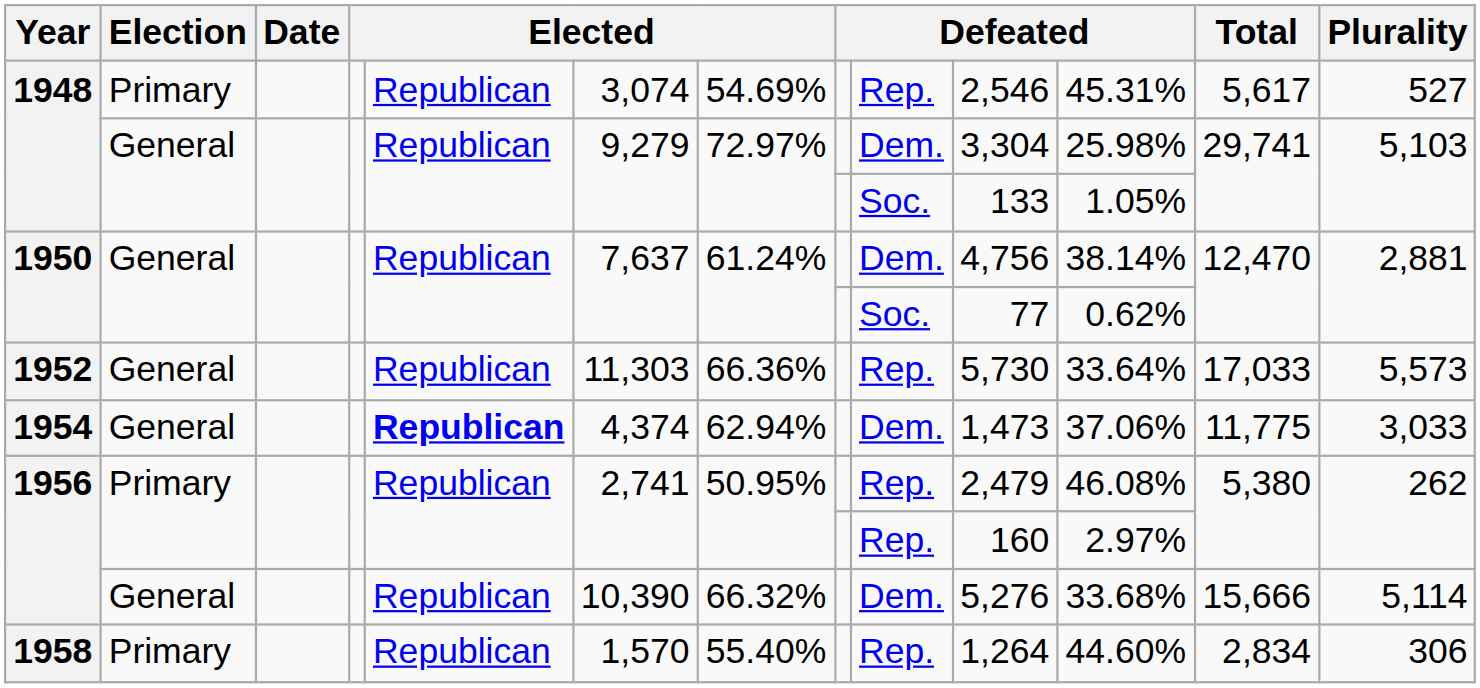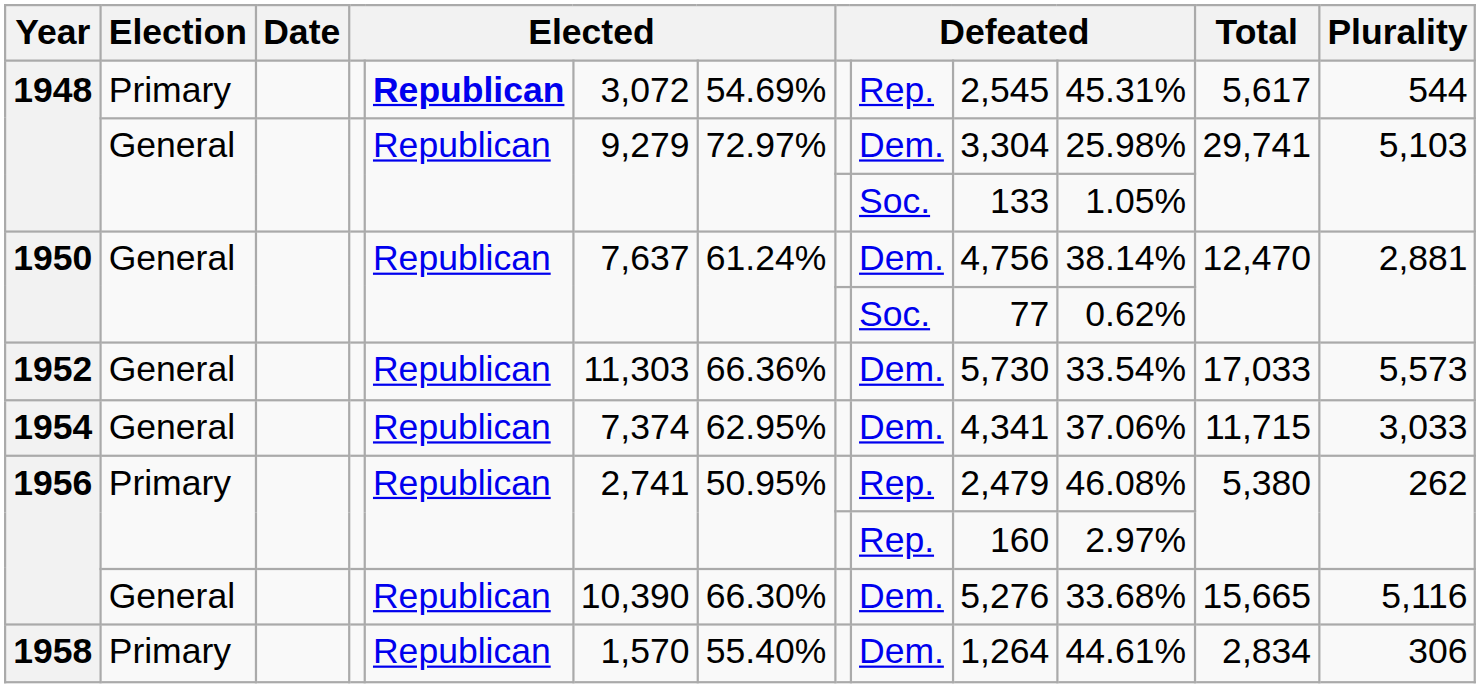(462, 88) normal -> (469, 88) bold
(645, 88) 3,074 -> (645, 88) 3,072
(1005, 88) 2,546 -> (1005, 88) 2,545
(1438, 88) 527 -> (1438, 88) 544
(897, 370) Rep. -> (901, 370) Dem.
(1126, 370) 33.64% -> (1126, 370) 33.54%
(469, 426) bold -> (462, 426) normal
(645, 426) 4,374 -> (645, 426) 7,374
(766, 426) 62.94% -> (766, 426) 62.95%
(1005, 426) 1,473 -> (1005, 426) 4,341
(1258, 426) 11,775 -> (1258, 426) 11,715
(766, 595) 66.32% -> (766, 595) 66.30%
(1257, 595) 15,666 -> (1257, 595) 15,665
(1424, 595) 5,114 -> (1424, 595) 5,116
(897, 652) Rep. -> (901, 652) Dem.
(1126, 652) 44.60% -> (1126, 652) 44.61%
